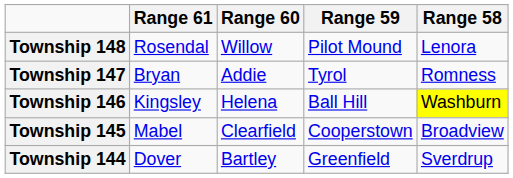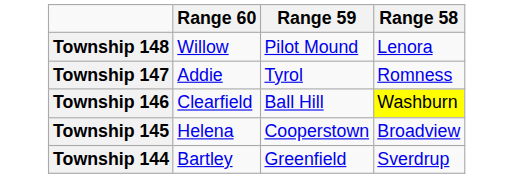- column: (173, 18)
(249, 103) Helena -> (215, 103) Clearfield
(258, 131) Clearfield -> (205, 131) Helena
